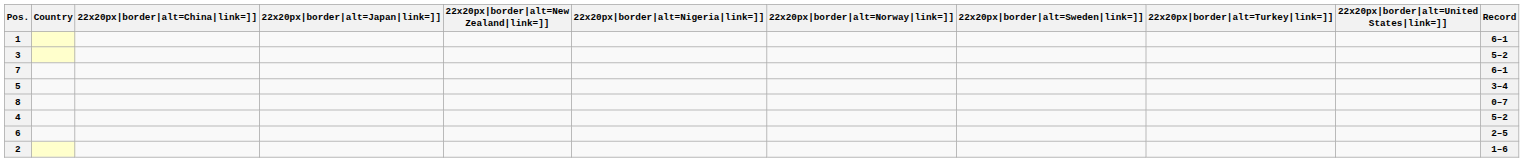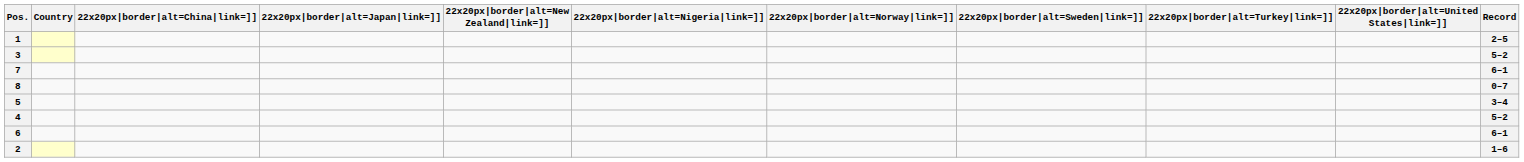(1500, 39) 6–1 -> (1500, 39) 2–5
rows swapped: (18, 102) <-> (18, 86)
(1500, 133) 2–5 -> (1500, 133) 6–1
